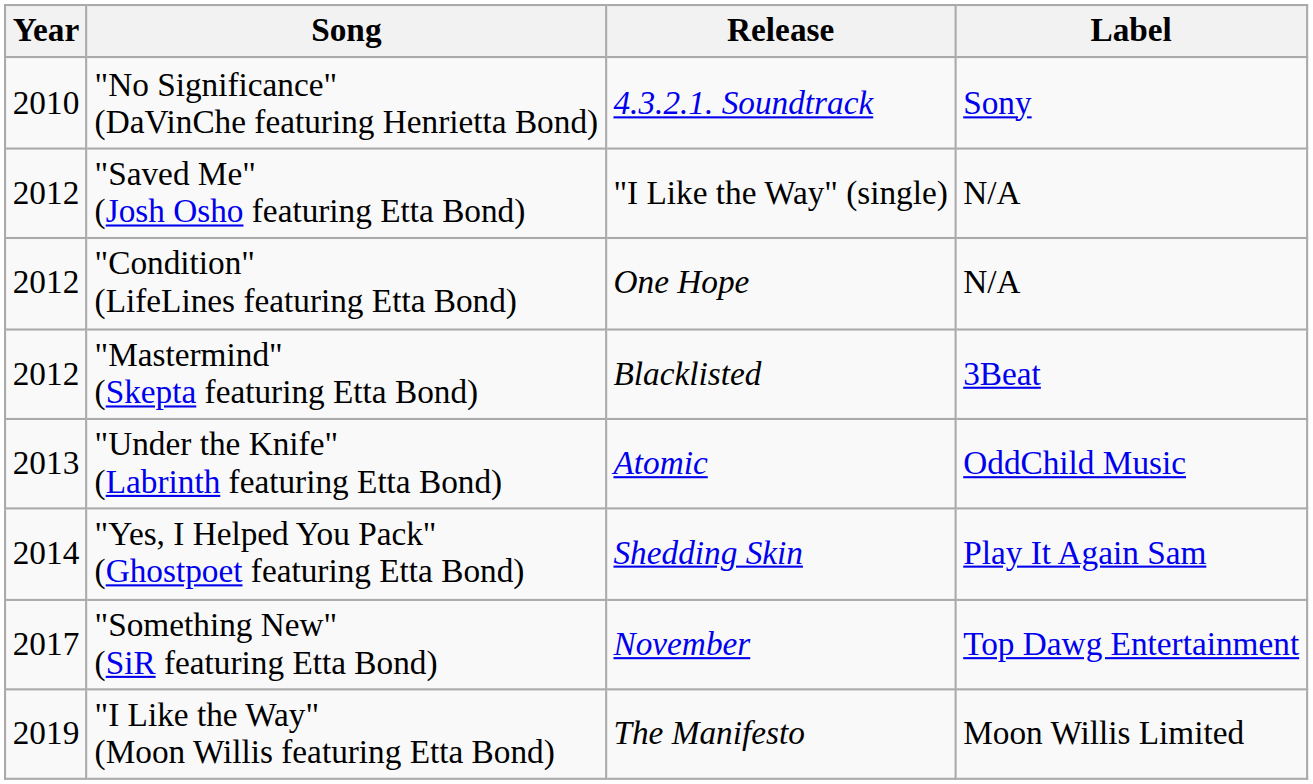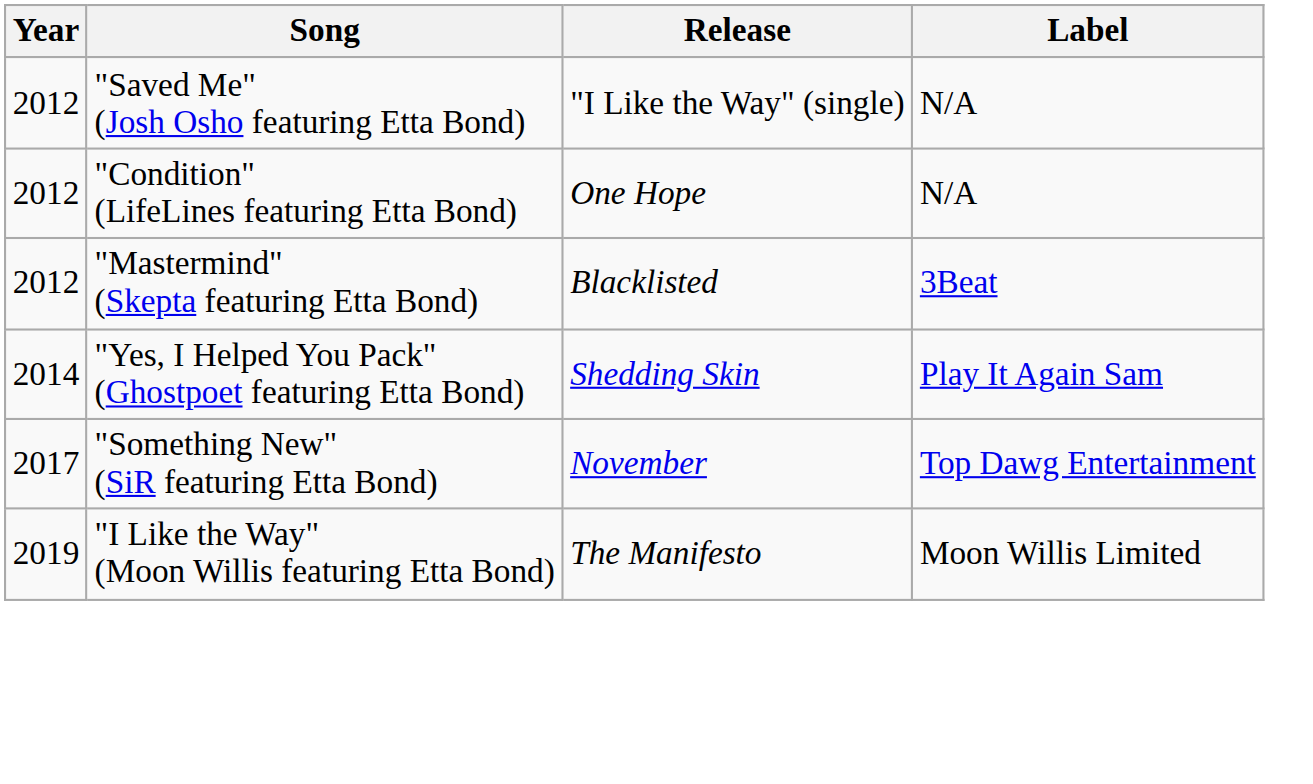- row: (346, 102)
- row: (298, 463)
